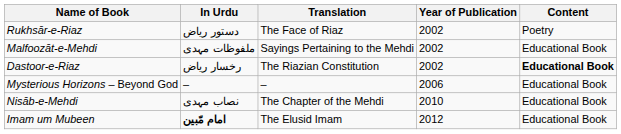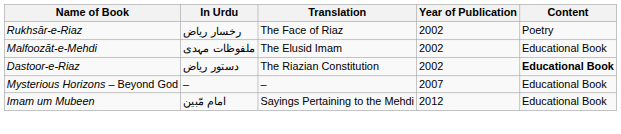(211, 31) دستور ریاض -> (212, 31) رخسار ریاض
(337, 48) Sayings Pertaining to the Mehdi -> (301, 48) The Elusid Imam
(212, 66) رخسار ریاض -> (211, 66) دستور ریاض
(431, 84) 2006 -> (431, 84) 2007
- row: (42, 101)
(205, 120) bold -> (205, 102) normal
(301, 119) The Elusid Imam -> (337, 101) Sayings Pertaining to the Mehdi
